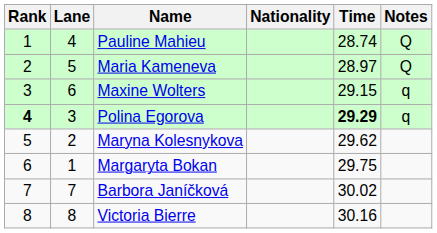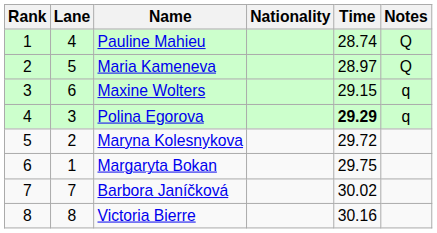(27, 116) bold -> (27, 116) normal
(357, 141) 29.62 -> (357, 141) 29.72
